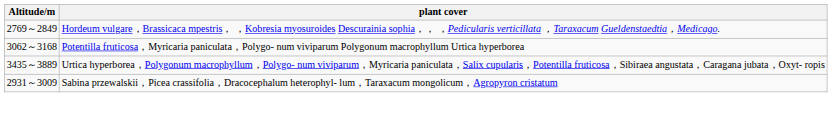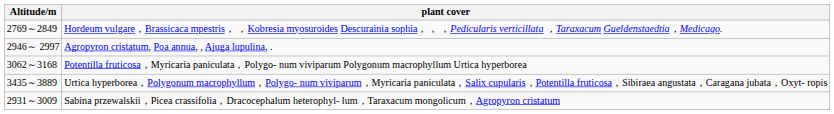+ row: (168, 47)
